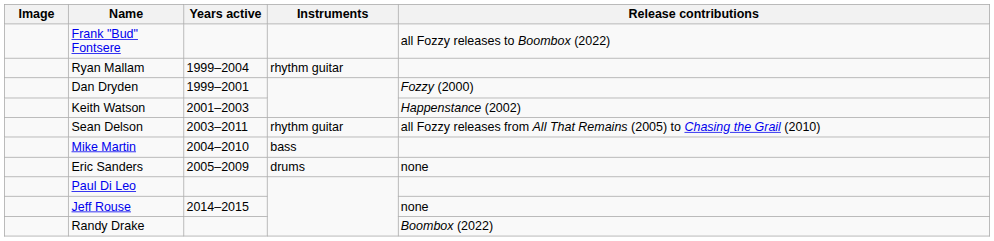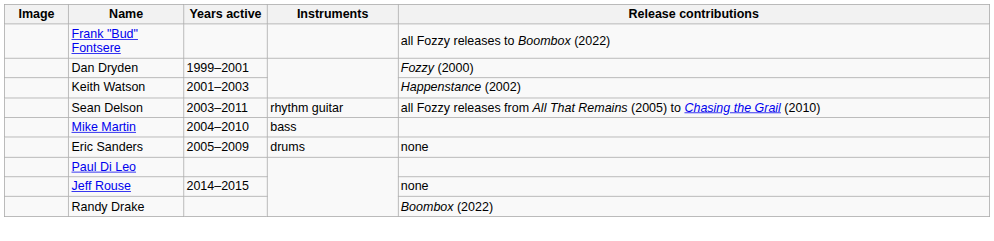- row: (108, 68)
